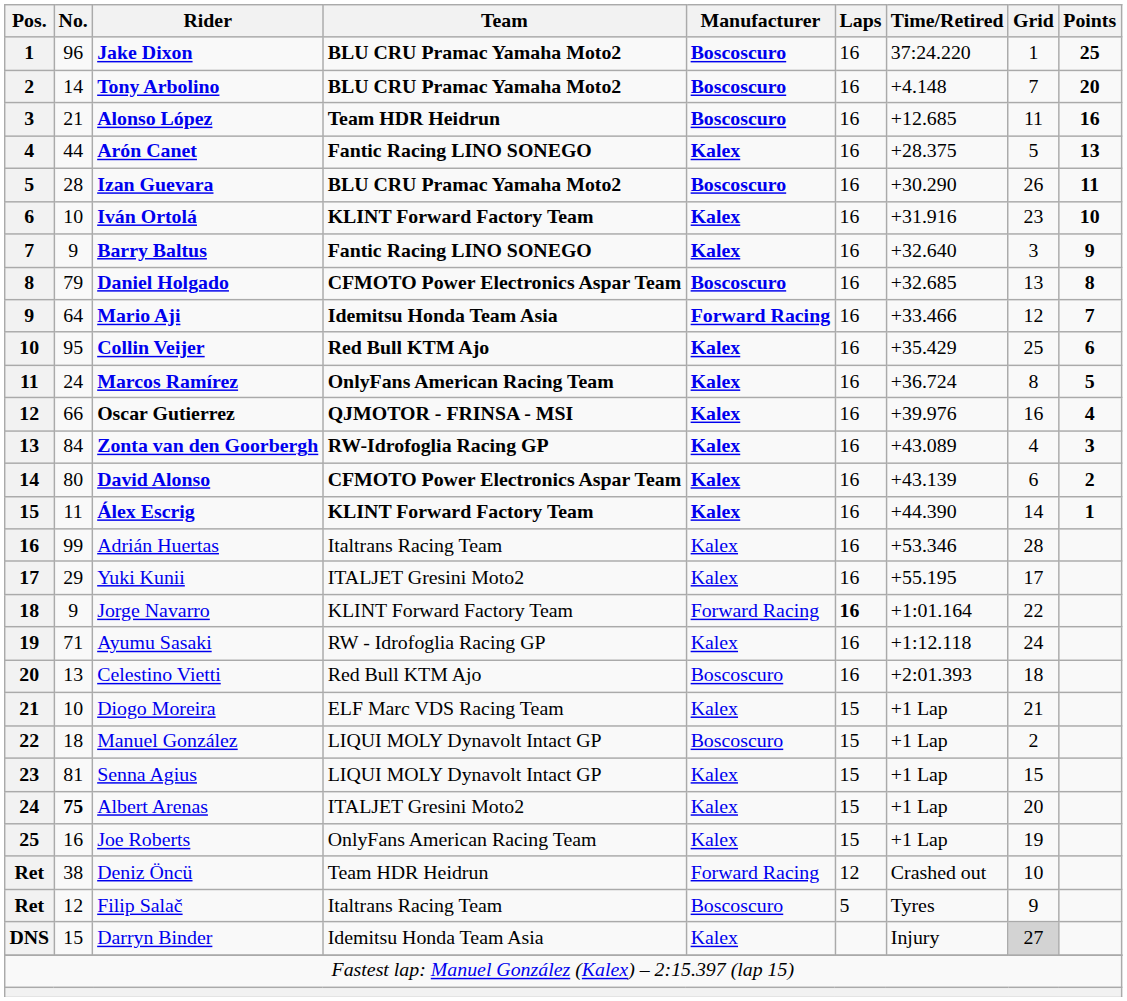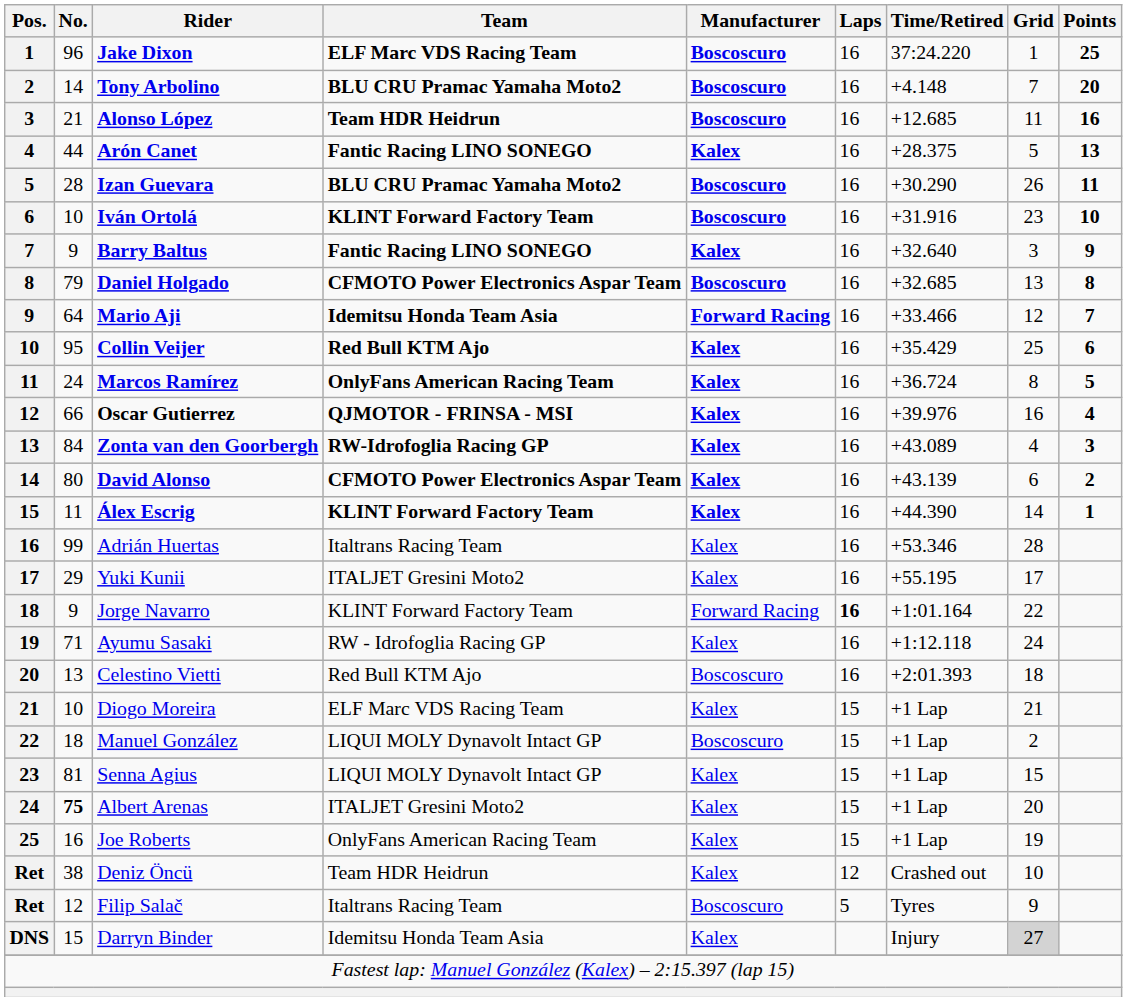(474, 53) BLU CRU Pramac Yamaha Moto2 -> (452, 53) ELF Marc VDS Racing Team
(715, 217) Kalex -> (738, 217) Boscoscuro
(755, 872) Forward Racing -> (714, 872) Kalex
